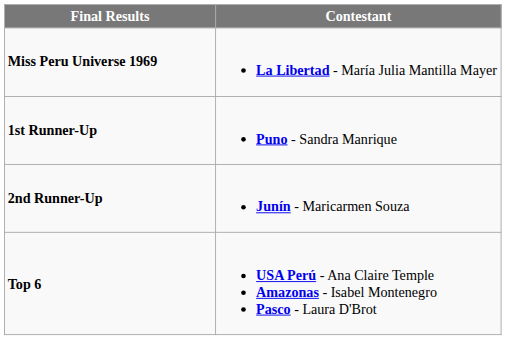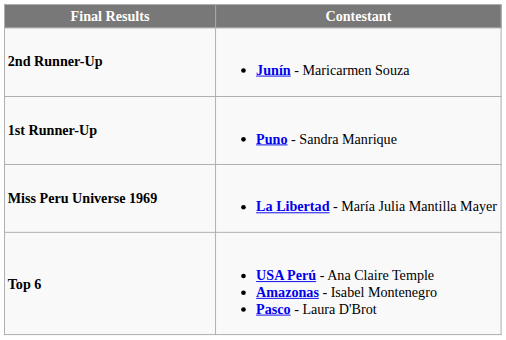rows swapped: (82, 62) <-> (55, 198)
